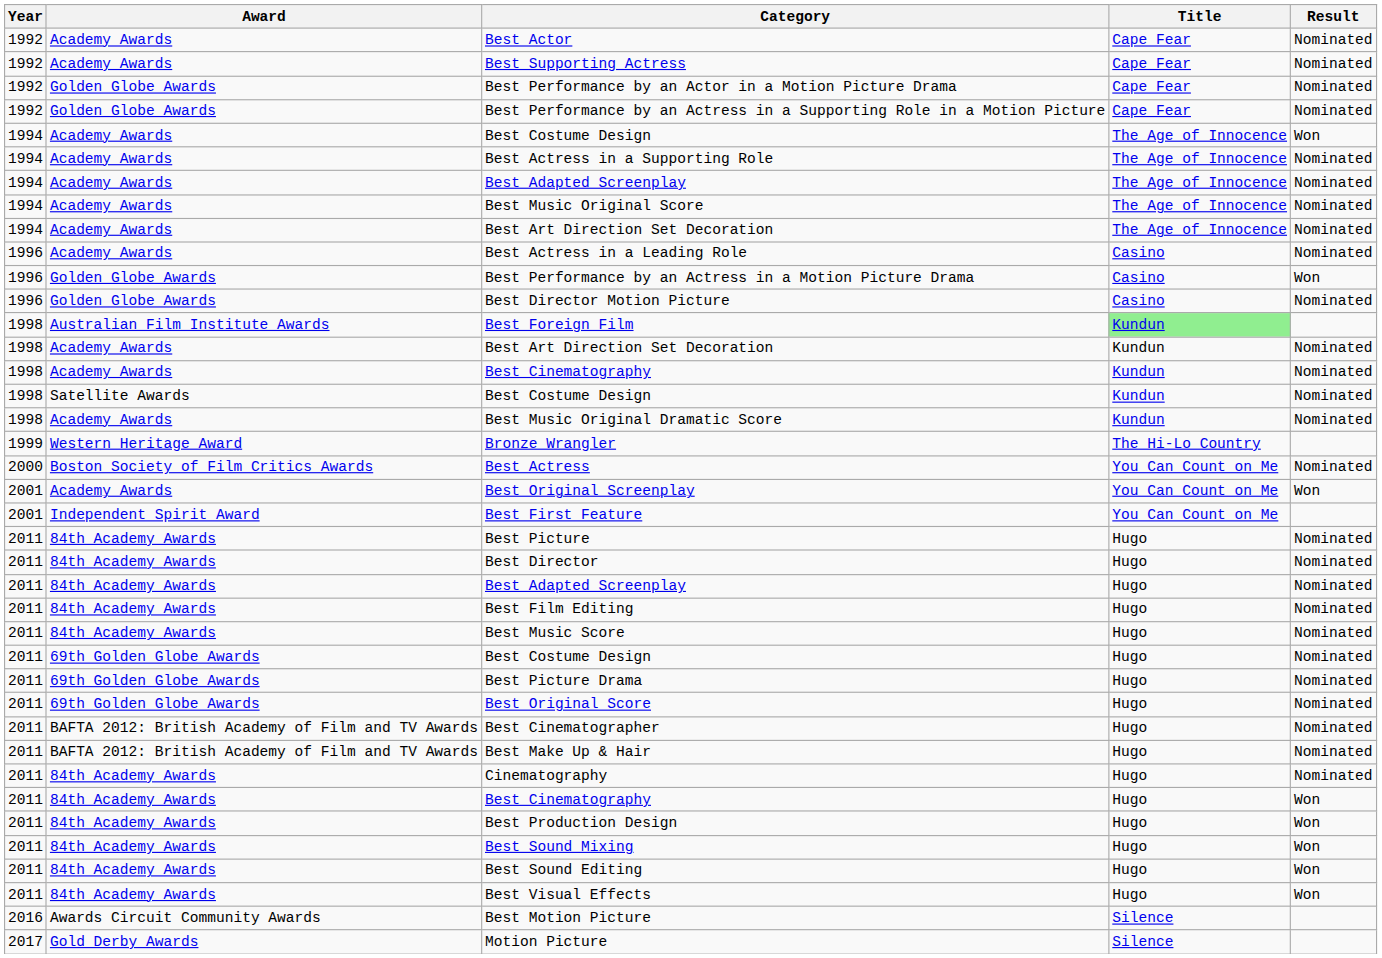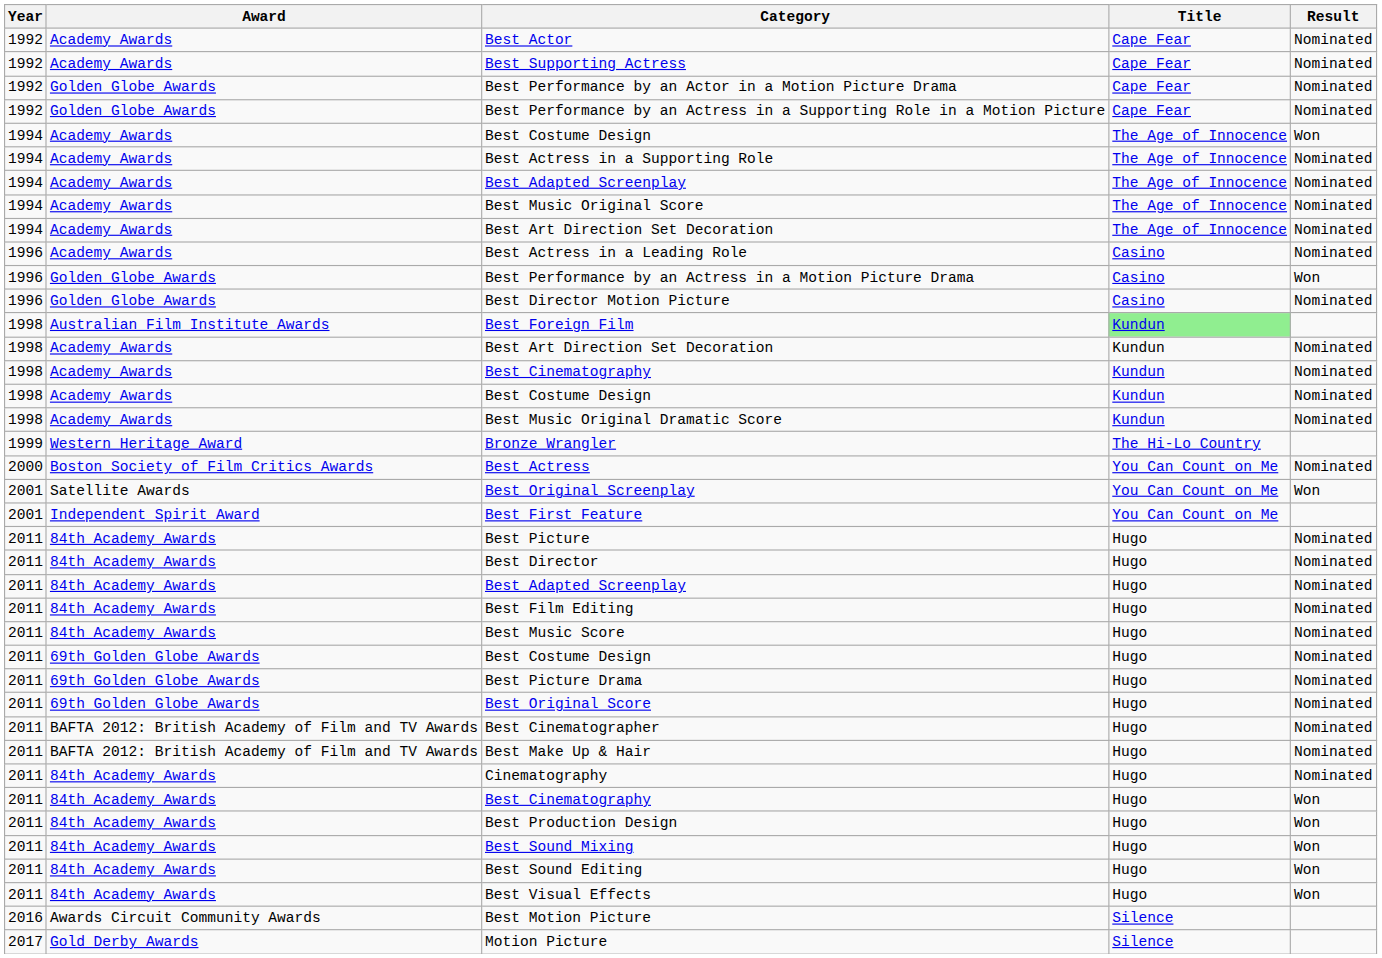(120, 396) Satellite Awards -> (111, 396) Academy Awards
(111, 491) Academy Awards -> (120, 491) Satellite Awards
